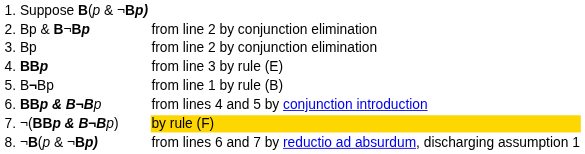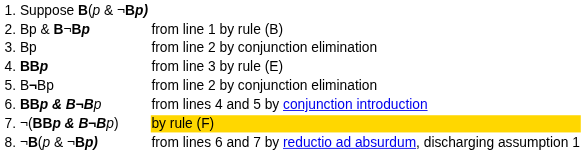(264, 29) from line 2 by conjunction elimination -> (217, 29) from line 1 by rule (B)
(217, 86) from line 1 by rule (B) -> (264, 86) from line 2 by conjunction elimination
